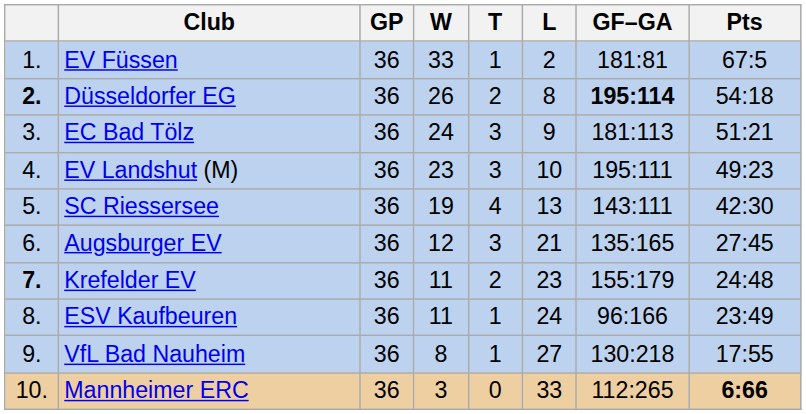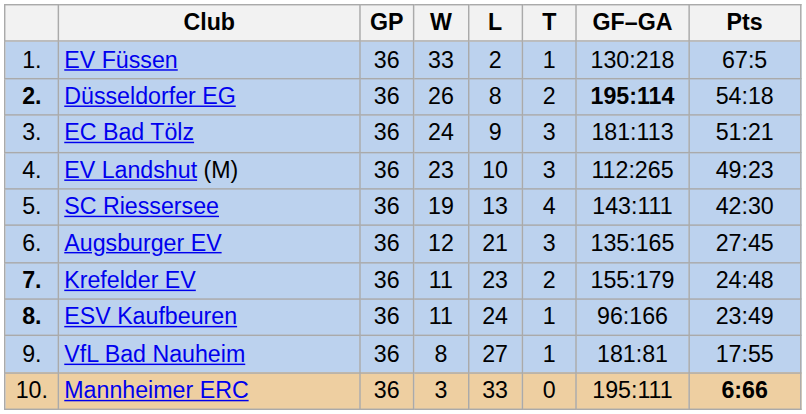columns swapped: (495, 22) <-> (549, 22)
(632, 59) 181:81 -> (632, 59) 130:218
(632, 170) 195:111 -> (632, 170) 112:265
(32, 317) normal -> (32, 317) bold
(632, 354) 130:218 -> (632, 354) 181:81
(632, 390) 112:265 -> (632, 390) 195:111
